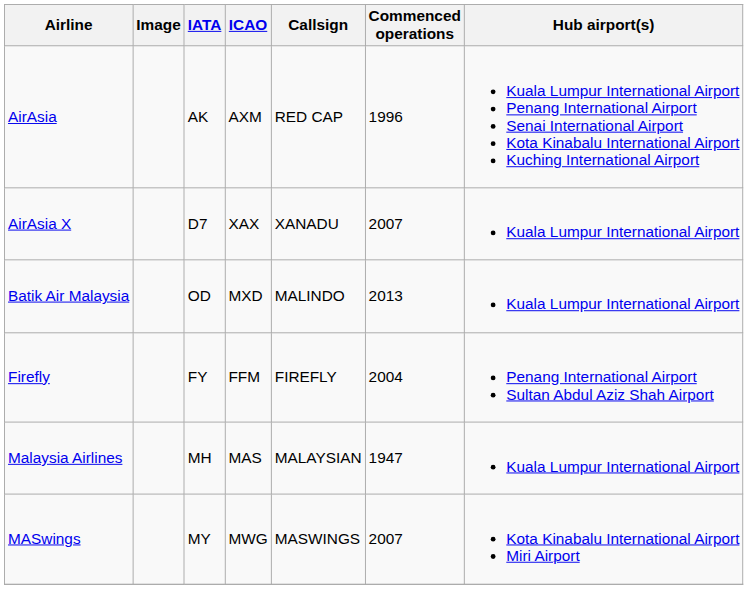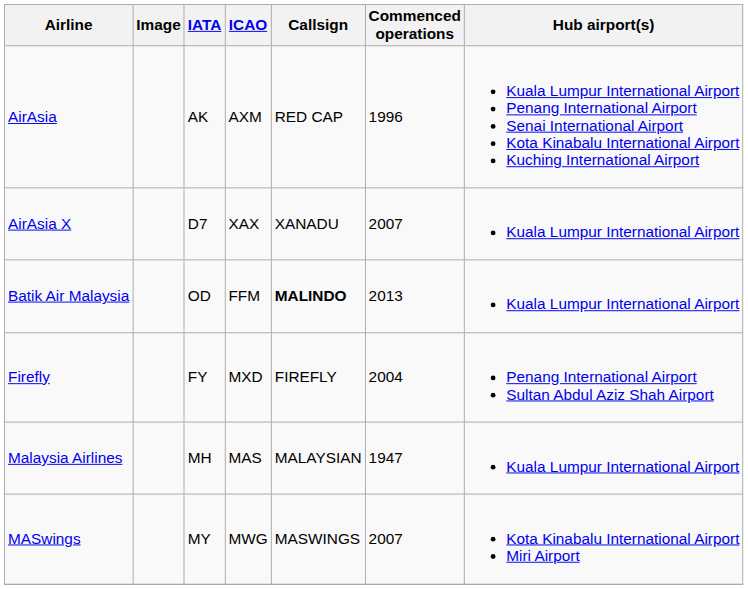(246, 296) MXD -> (244, 296) FFM
(310, 296) normal -> (311, 296) bold
(244, 377) FFM -> (246, 377) MXD
